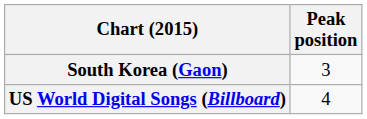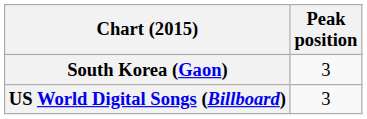(326, 98) 4 -> (326, 98) 3
